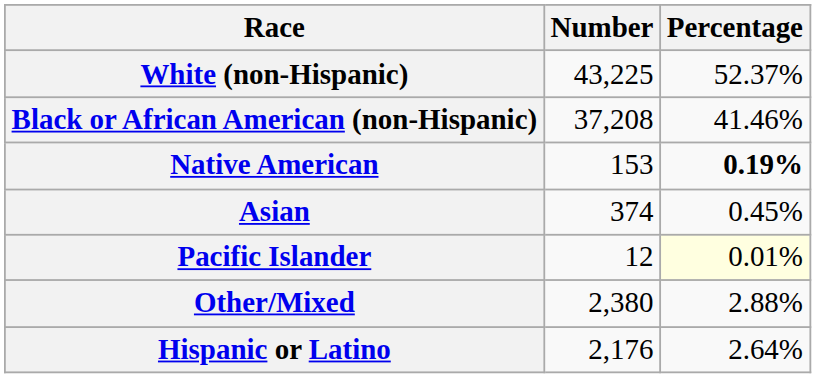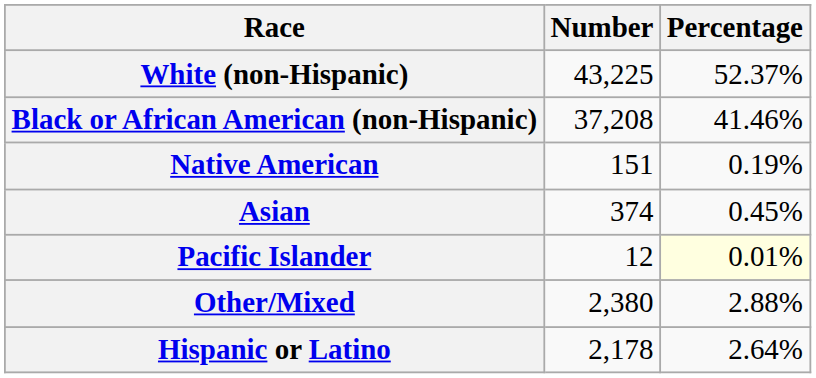(632, 165) 153 -> (632, 165) 151
(763, 165) bold -> (766, 165) normal
(621, 348) 2,176 -> (621, 348) 2,178
